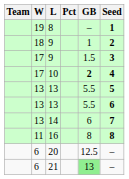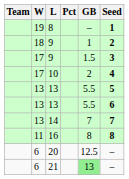(89, 74) bold -> (89, 74) normal
(89, 120) 6 -> (89, 120) 7
